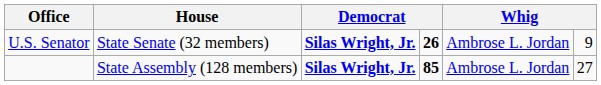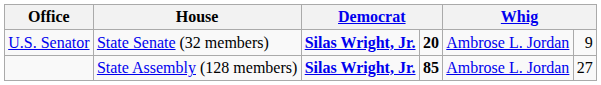(431, 42) 26 -> (431, 42) 20
